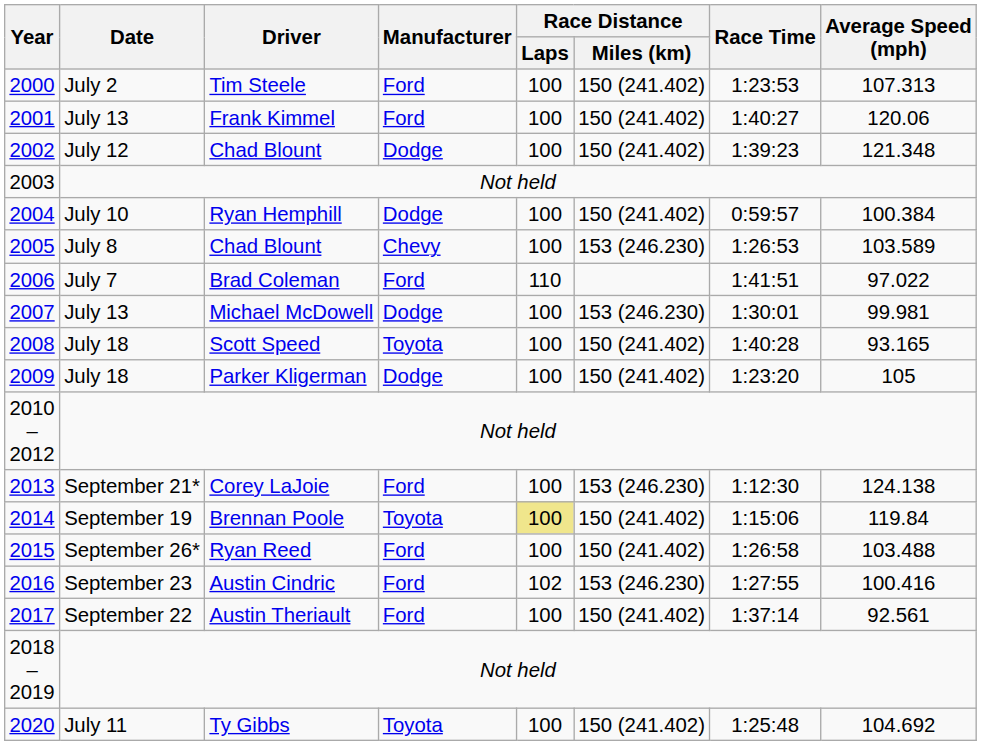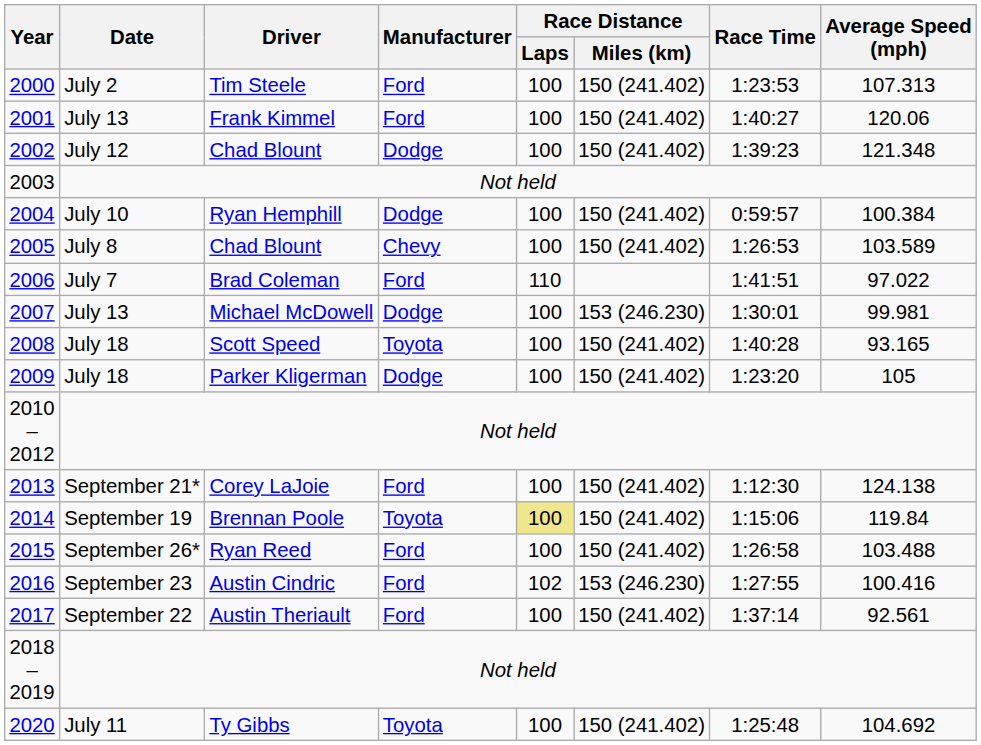(642, 247) 153 (246.230) -> (642, 247) 150 (241.402)
(642, 486) 153 (246.230) -> (642, 486) 150 (241.402)
